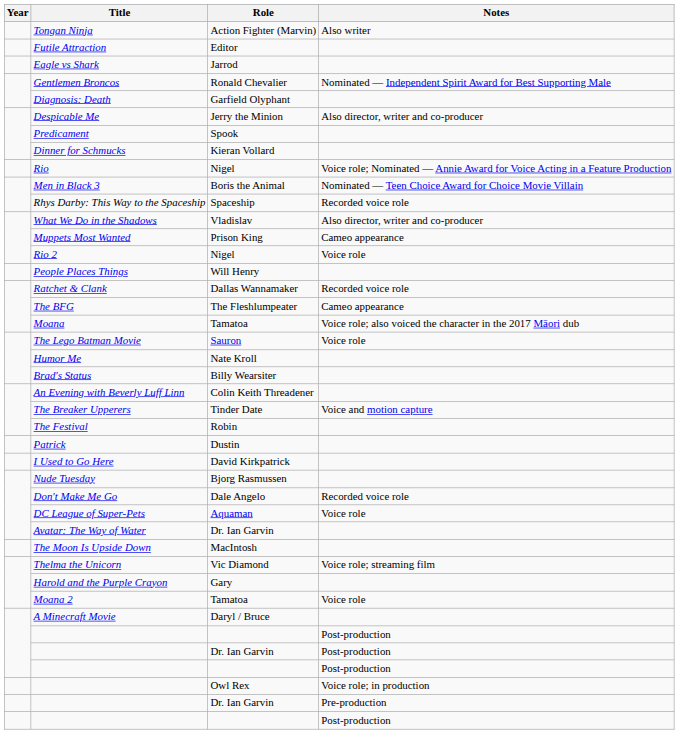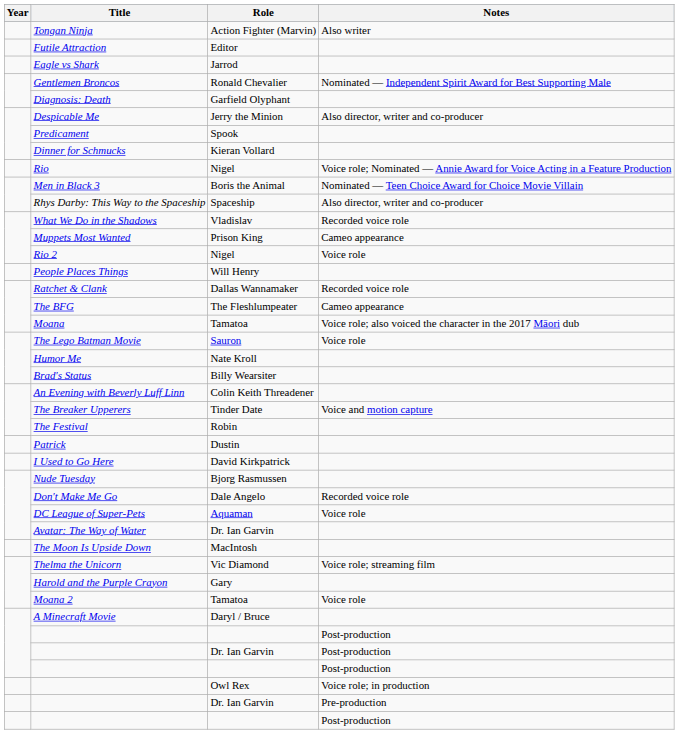(365, 202) Recorded voice role -> (402, 202) Also director, writer and co-producer
(402, 220) Also director, writer and co-producer -> (365, 220) Recorded voice role
